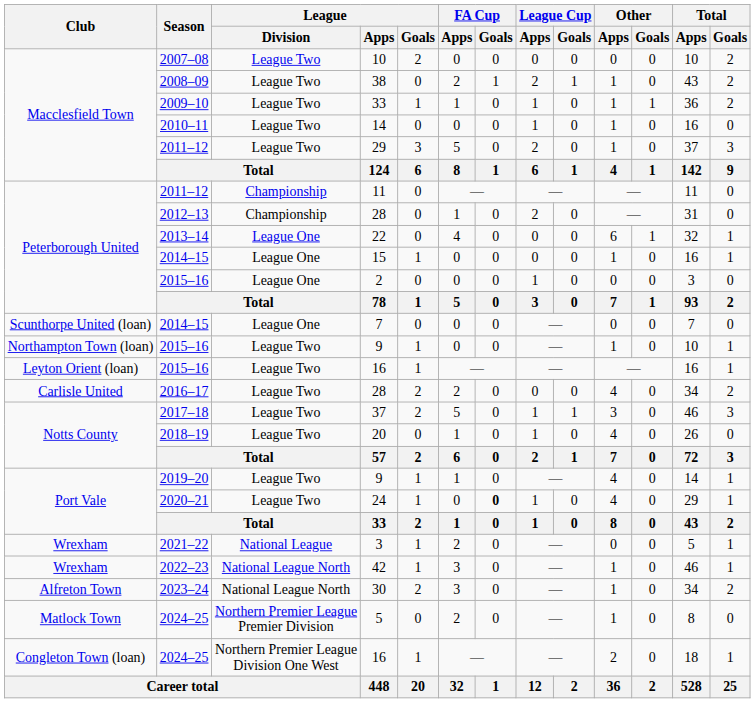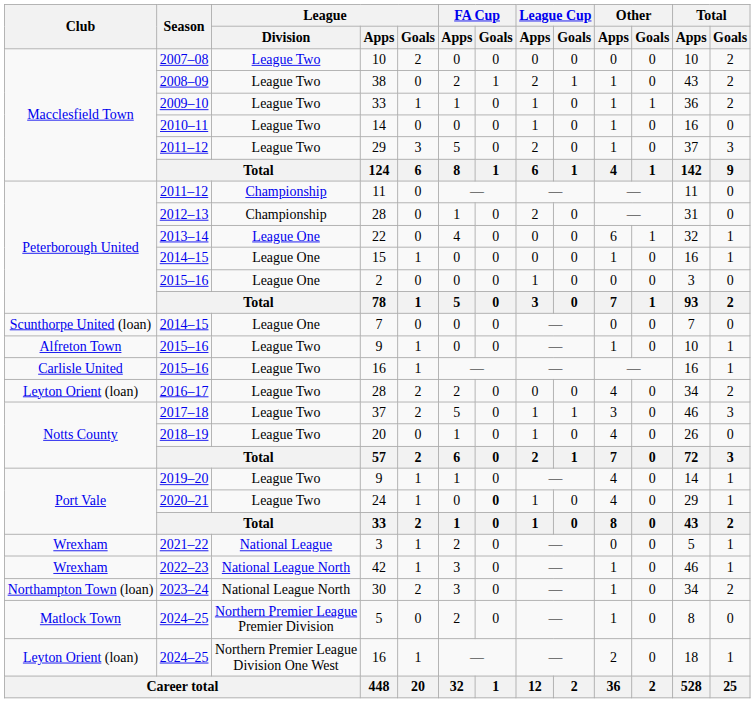(80, 346) Northampton Town (loan) -> (80, 346) Alfreton Town
(80, 368) Leyton Orient (loan) -> (80, 368) Carlisle United
(80, 390) Carlisle United -> (80, 390) Leyton Orient (loan)
(80, 589) Alfreton Town -> (80, 589) Northampton Town (loan)
(80, 657) Congleton Town (loan) -> (80, 657) Leyton Orient (loan)
